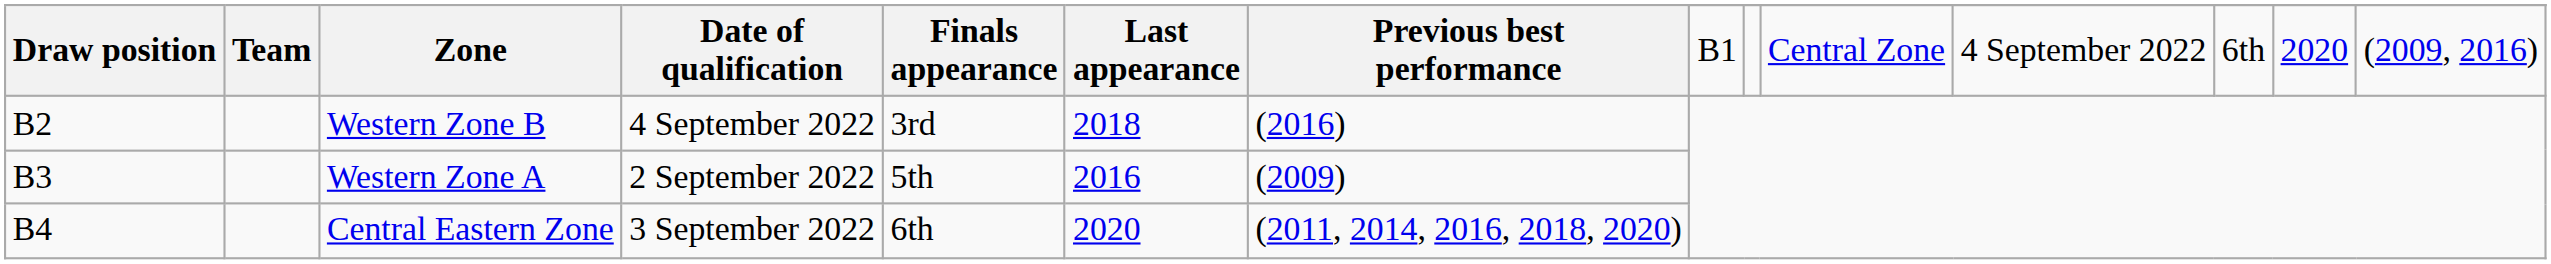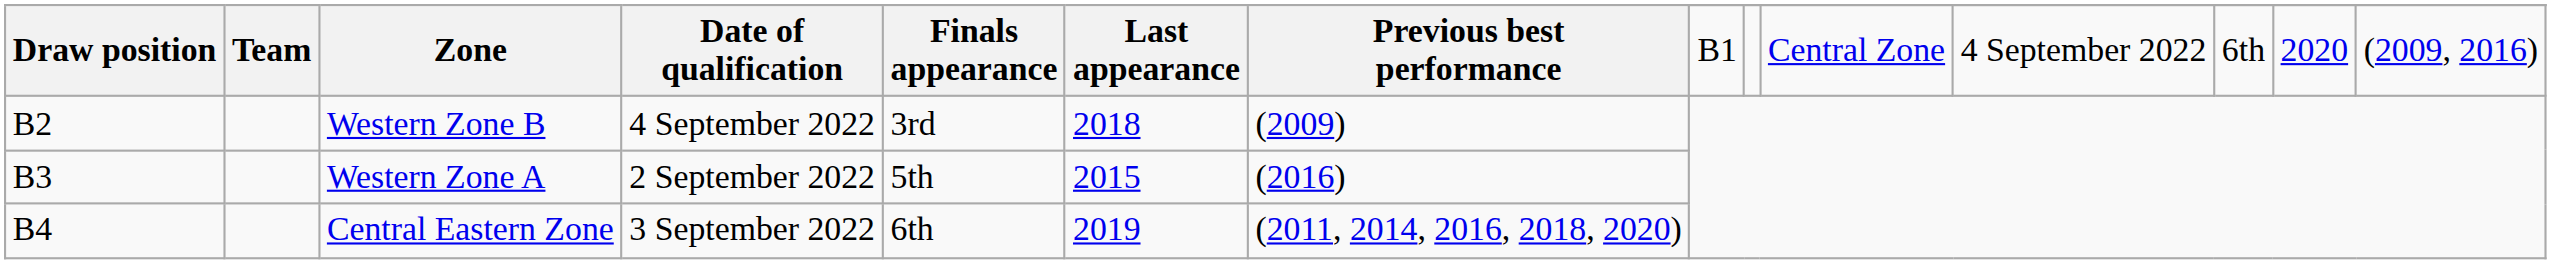(1300, 122) (2016) -> (1300, 122) (2009)
(1107, 176) 2016 -> (1107, 176) 2015
(1300, 176) (2009) -> (1300, 176) (2016)
(1107, 229) 2020 -> (1107, 229) 2019
